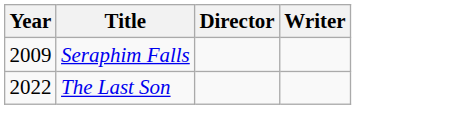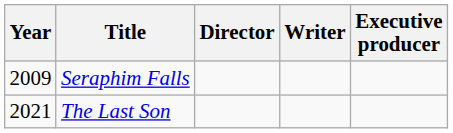+ column: (399, 32)
(30, 87) 2022 -> (30, 111) 2021
